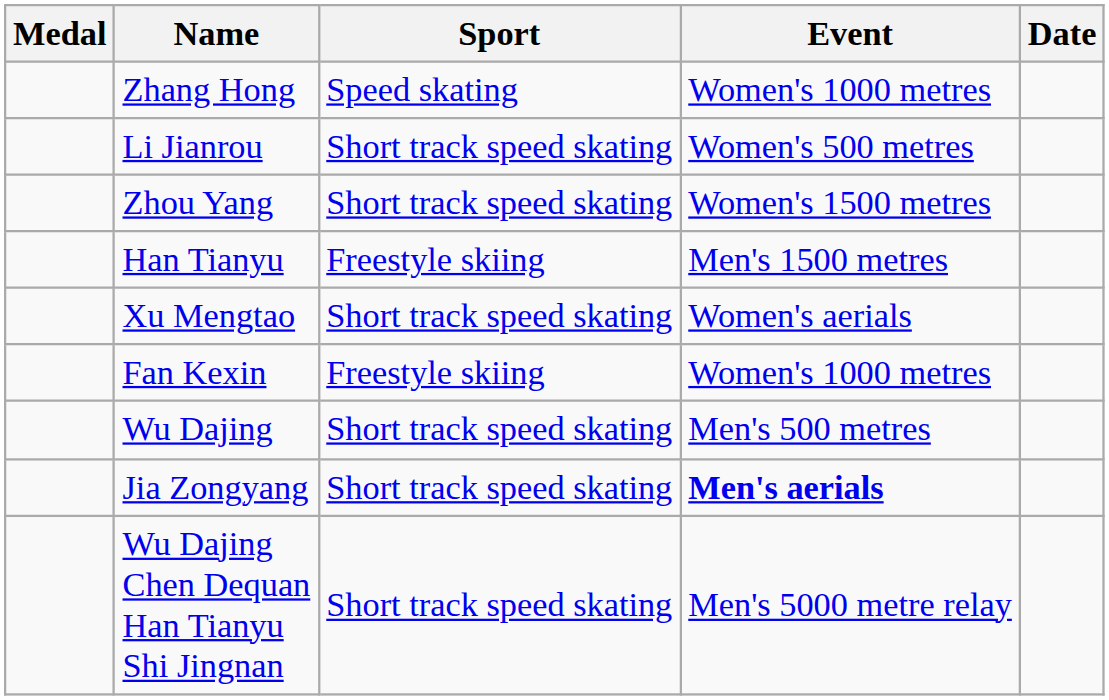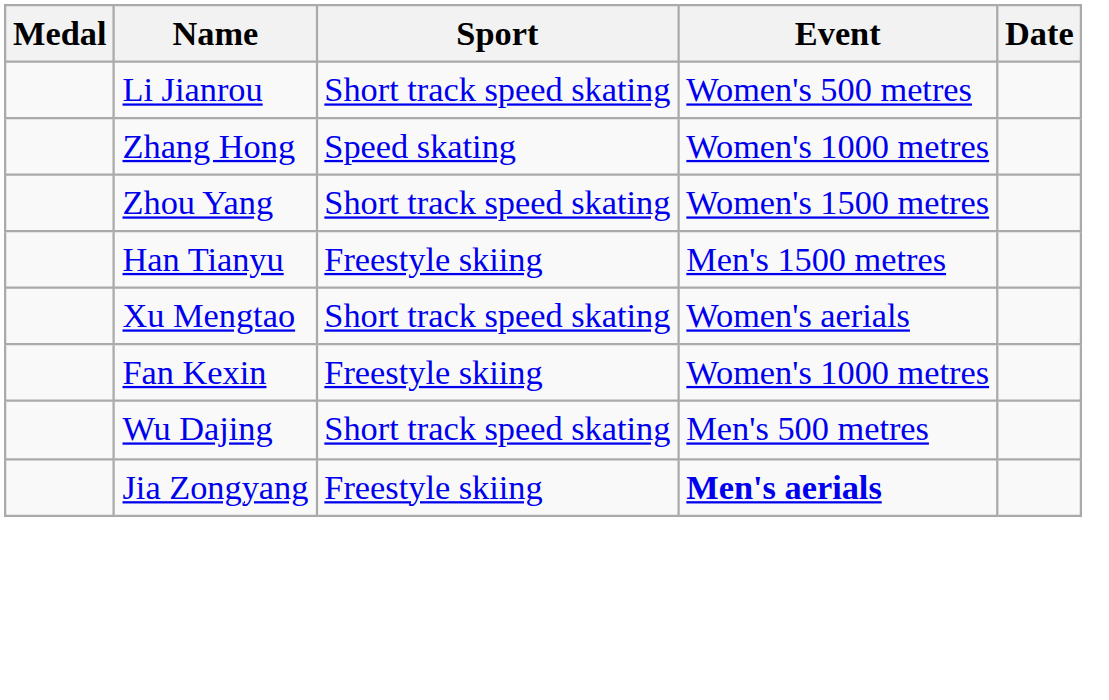rows swapped: (193, 146) <-> (209, 89)
(499, 486) Short track speed skating -> (434, 486) Freestyle skiing
- row: (216, 603)
